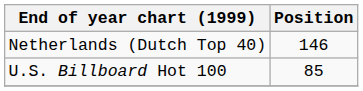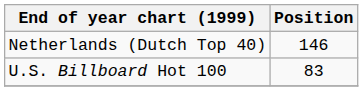(314, 72) 85 -> (314, 72) 83
